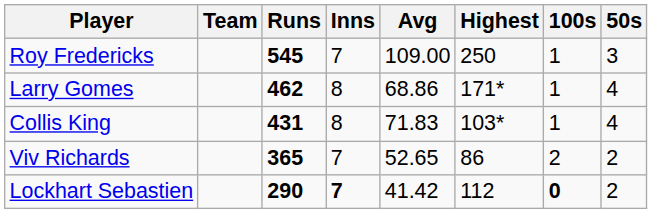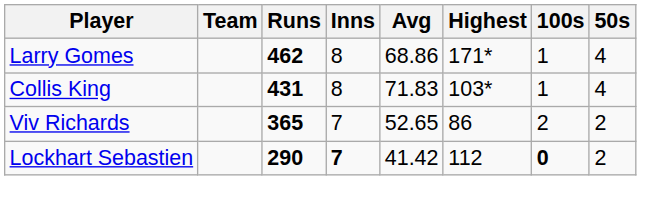- row: (82, 55)
